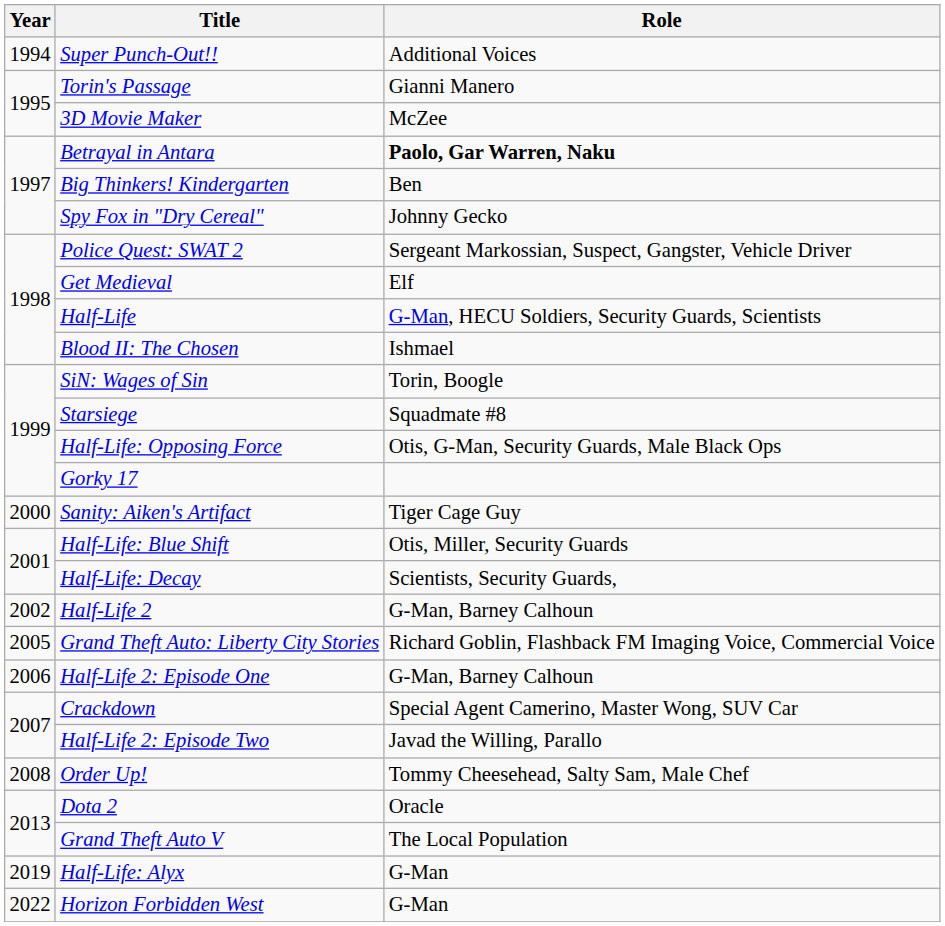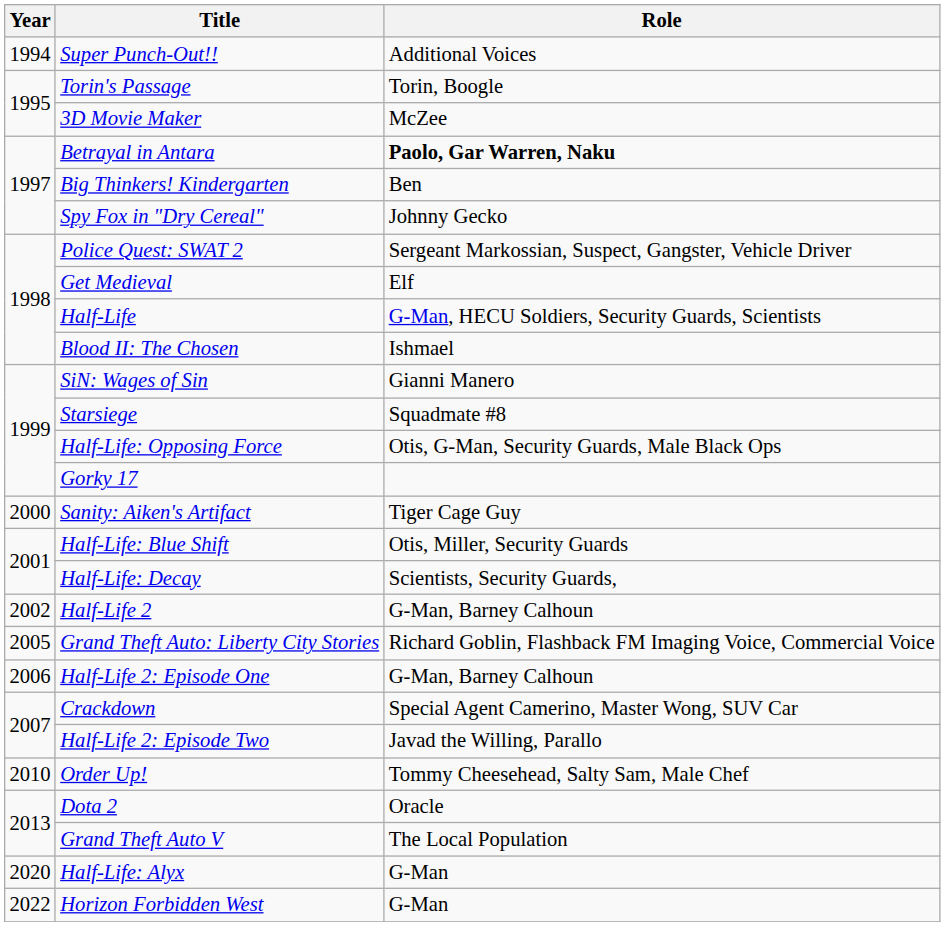(451, 86) Gianni Manero -> (446, 86) Torin, Boogle
(446, 380) Torin, Boogle -> (451, 380) Gianni Manero
(30, 773) 2008 -> (30, 773) 2010
(30, 871) 2019 -> (30, 871) 2020
